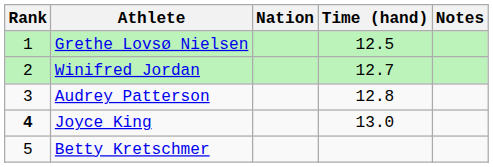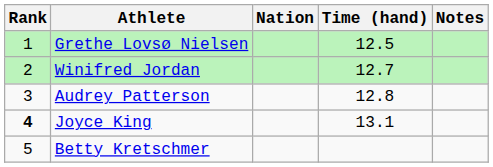(375, 123) 13.0 -> (375, 123) 13.1
